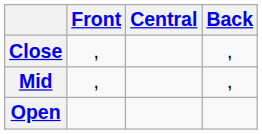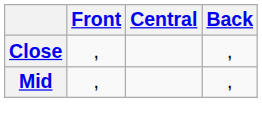- row: (36, 112)
